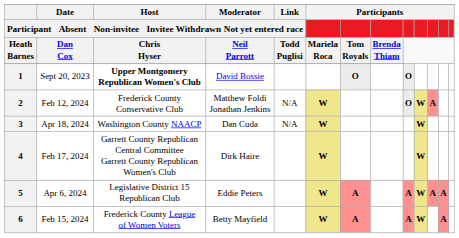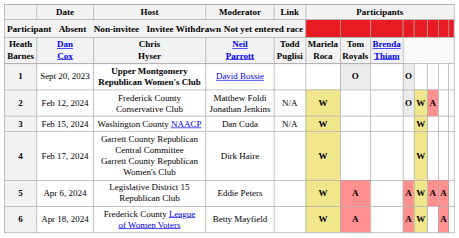(65, 124) Apr 18, 2024 -> (65, 124) Feb 15, 2024
(65, 219) Feb 15, 2024 -> (65, 219) Apr 18, 2024
